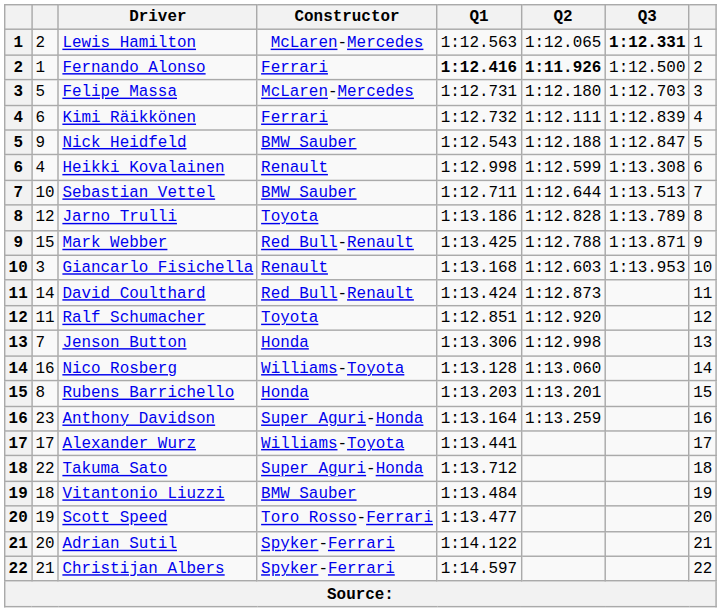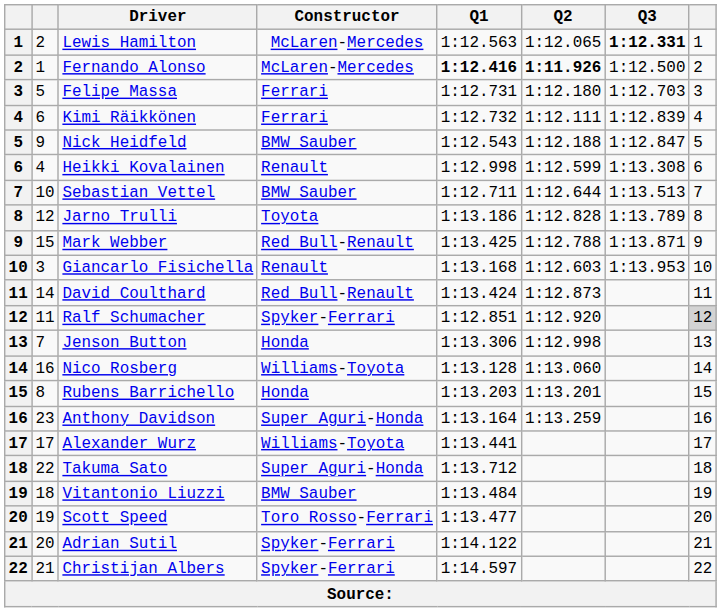(295, 67) Ferrari -> (337, 67) McLaren-Mercedes
(337, 92) McLaren-Mercedes -> (295, 92) Ferrari
(290, 318) Toyota -> (328, 318) Spyker-Ferrari
(703, 318) no background -> (703, 318) lightgrey background
